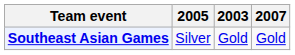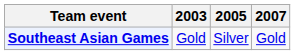columns swapped: (233, 16) <-> (193, 16)
